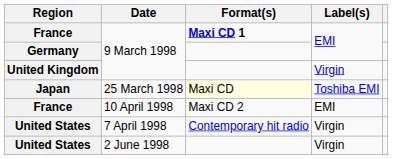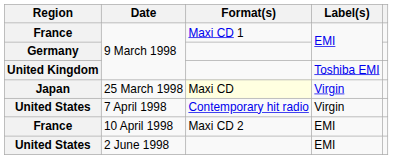(217, 32) bold -> (216, 32) normal
(329, 70) Virgin -> (347, 70) Toshiba EMI
(347, 88) Toshiba EMI -> (329, 88) Virgin
rows swapped: (53, 126) <-> (53, 107)
(329, 145) Virgin -> (325, 145) EMI
